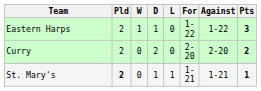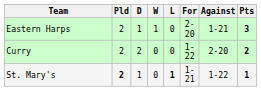columns swapped: (139, 11) <-> (156, 11)
(190, 29) 1-22 -> (190, 29) 2-20
(218, 29) 1-22 -> (218, 29) 1-21
(190, 52) 2-20 -> (190, 52) 1-22
(172, 75) normal -> (172, 75) bold
(218, 75) 1-21 -> (218, 75) 1-22
